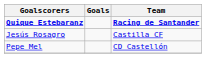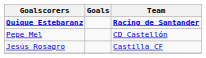rows swapped: (24, 47) <-> (36, 35)
